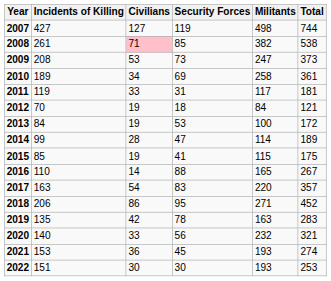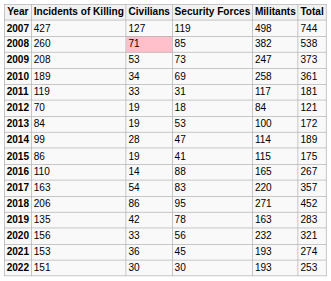(42, 44) 261 -> (42, 44) 260
(39, 156) 85 -> (39, 156) 86
(42, 236) 140 -> (42, 236) 156
